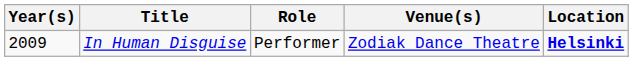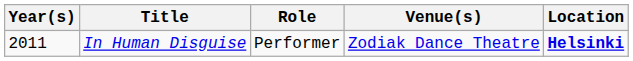(28, 44) 2009 -> (28, 44) 2011
